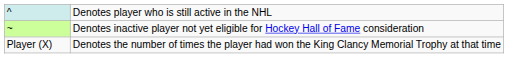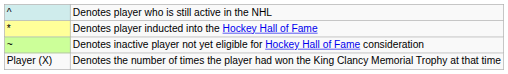+ row: (195, 28)
